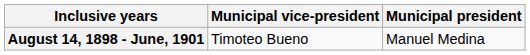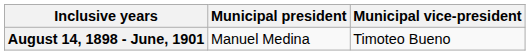columns swapped: (454, 16) <-> (295, 16)
